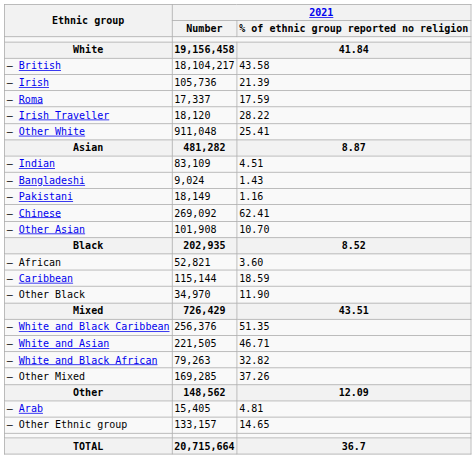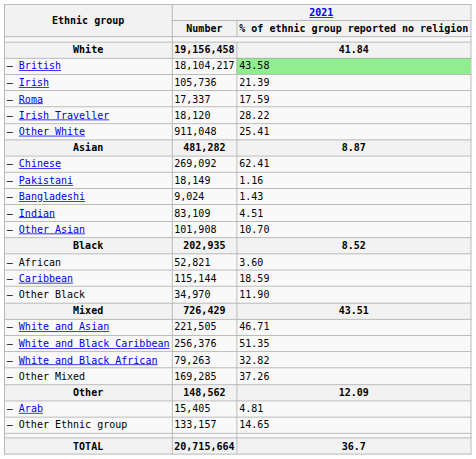(254, 66) no background -> (254, 66) lightgreen background
rows swapped: (31, 164) <-> (34, 213)
rows swapped: (40, 197) <-> (46, 180)
rows swapped: (88, 327) <-> (58, 344)
